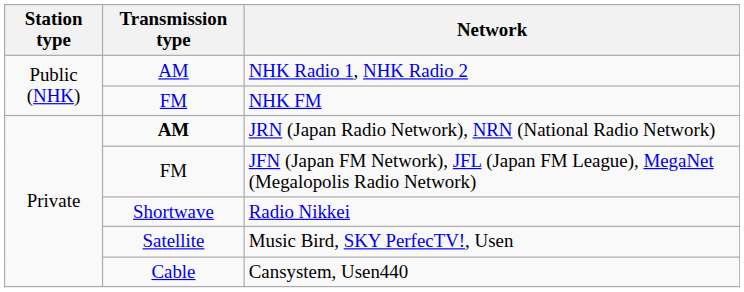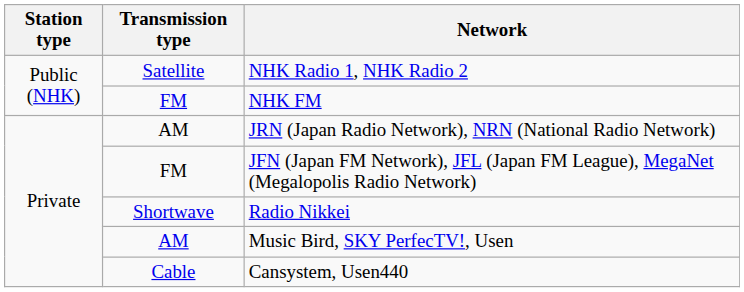(173, 70) AM -> (173, 70) Satellite
(173, 130) bold -> (173, 130) normal
(173, 241) Satellite -> (173, 241) AM
